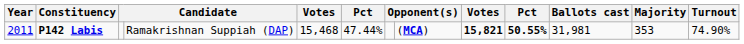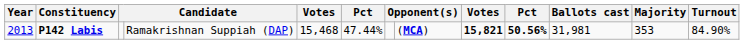(20, 30) 2011 -> (20, 30) 2013
(527, 30) 50.55% -> (527, 30) 50.56%
(711, 30) 74.90% -> (711, 30) 84.90%
